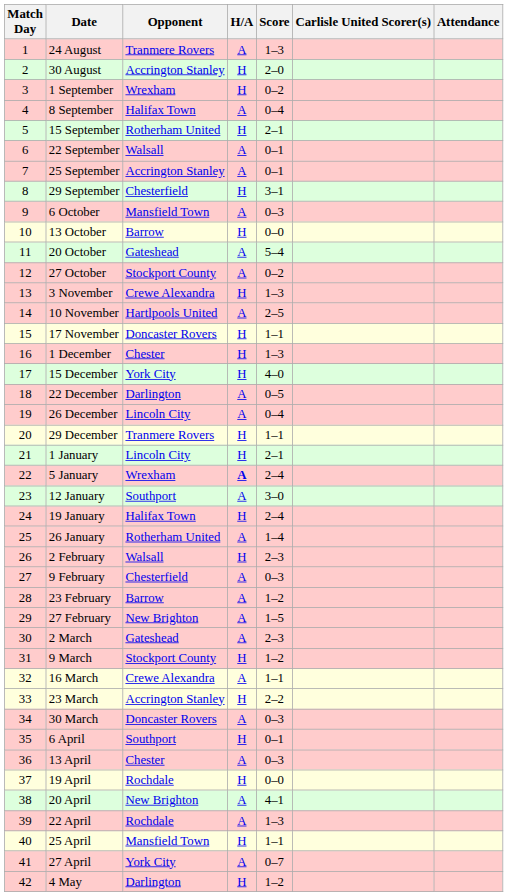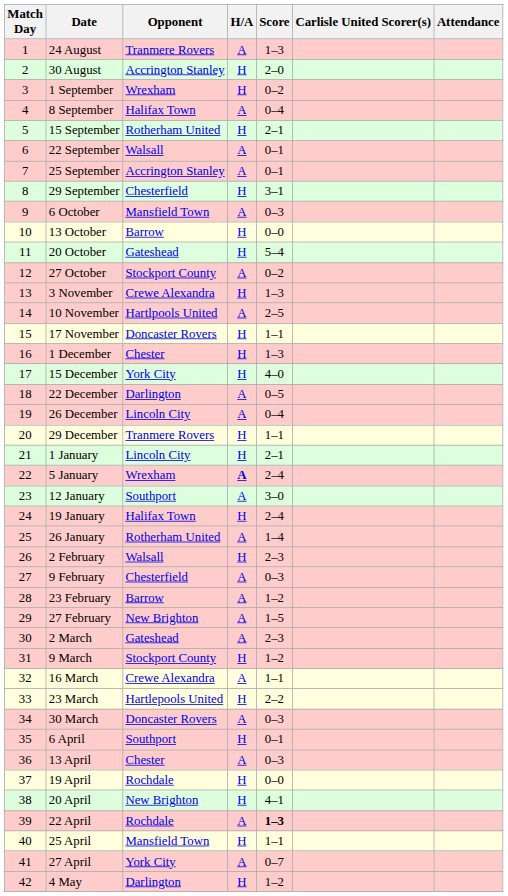(242, 252) A -> (242, 252) H
(175, 698) Accrington Stanley -> (174, 698) Hartlepools United
(242, 800) A -> (242, 800) H
(274, 820) normal -> (274, 820) bold
